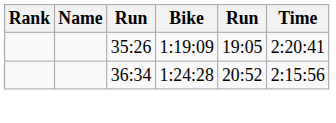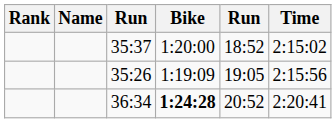+ row: (131, 46)
(298, 46) 2:20:41 -> (300, 74) 2:15:56
(187, 74) normal -> (188, 103) bold
(298, 74) 2:15:56 -> (300, 103) 2:20:41
